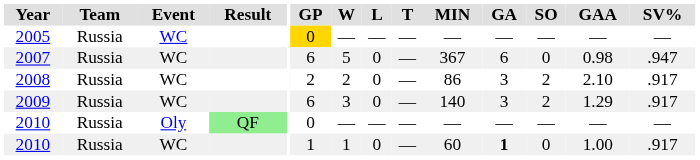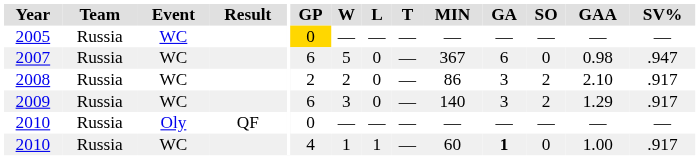(248, 122) lightgreen background -> (248, 122) no background
(310, 144) 1 -> (310, 144) 4
(377, 144) 0 -> (377, 144) 1
